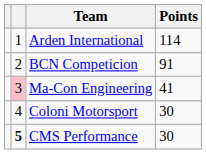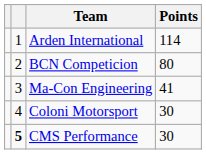(166, 64) 91 -> (166, 64) 80
(19, 88) pink background -> (19, 88) no background
